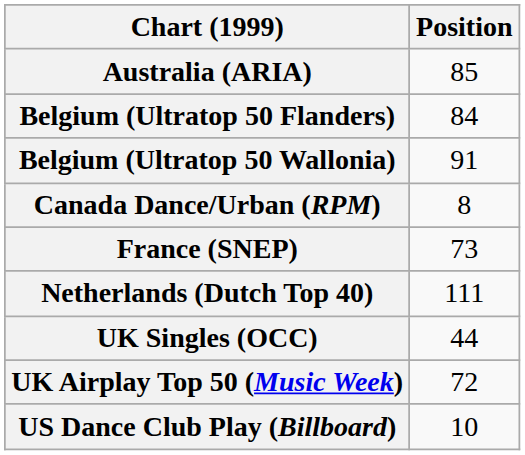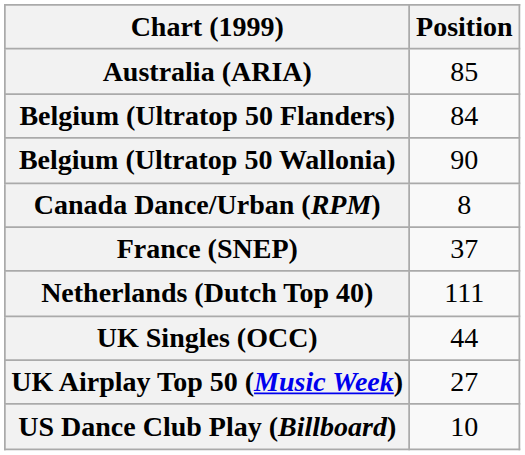(464, 159) 91 -> (464, 159) 90
(464, 248) 73 -> (464, 248) 37
(464, 381) 72 -> (464, 381) 27
